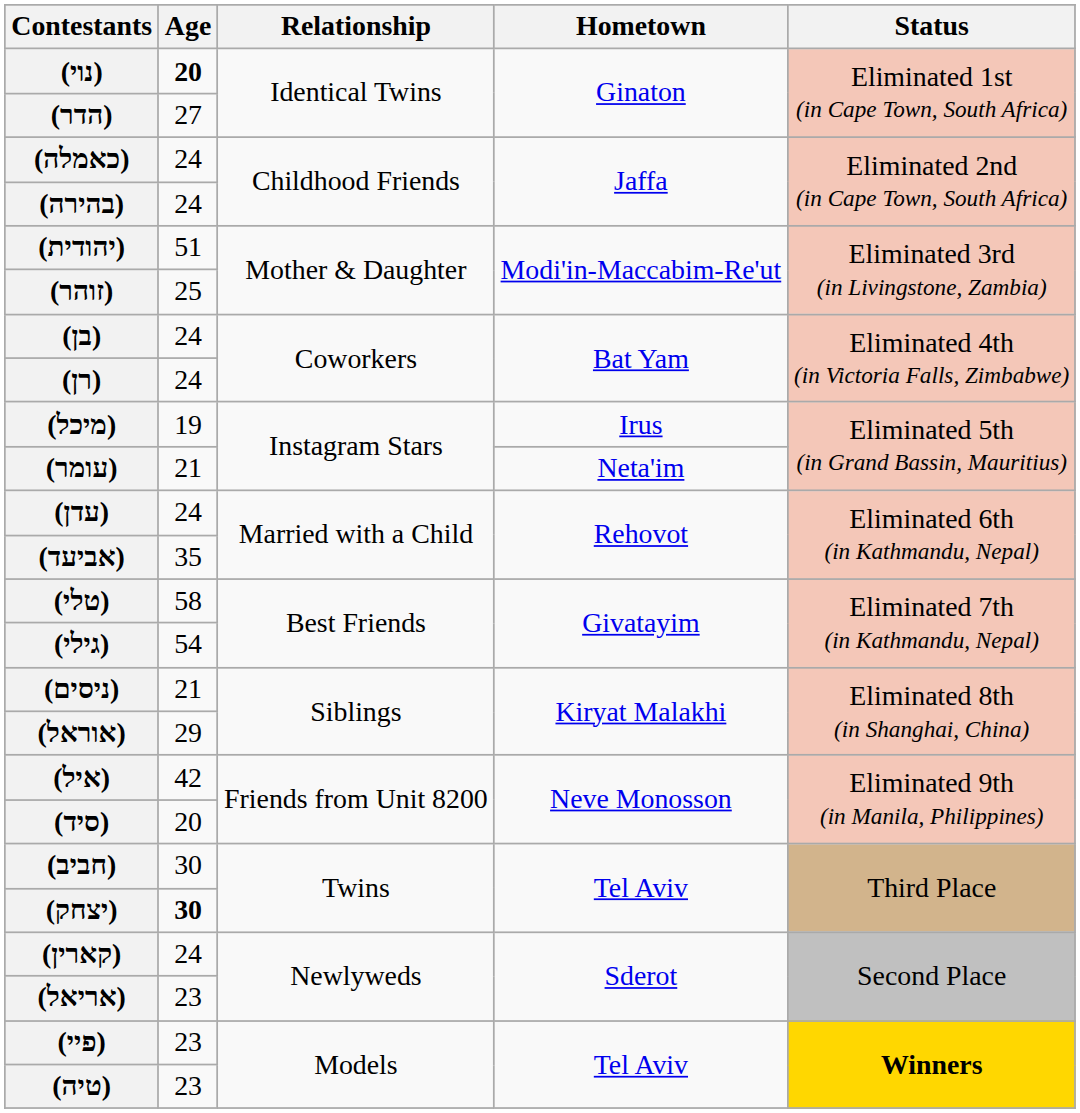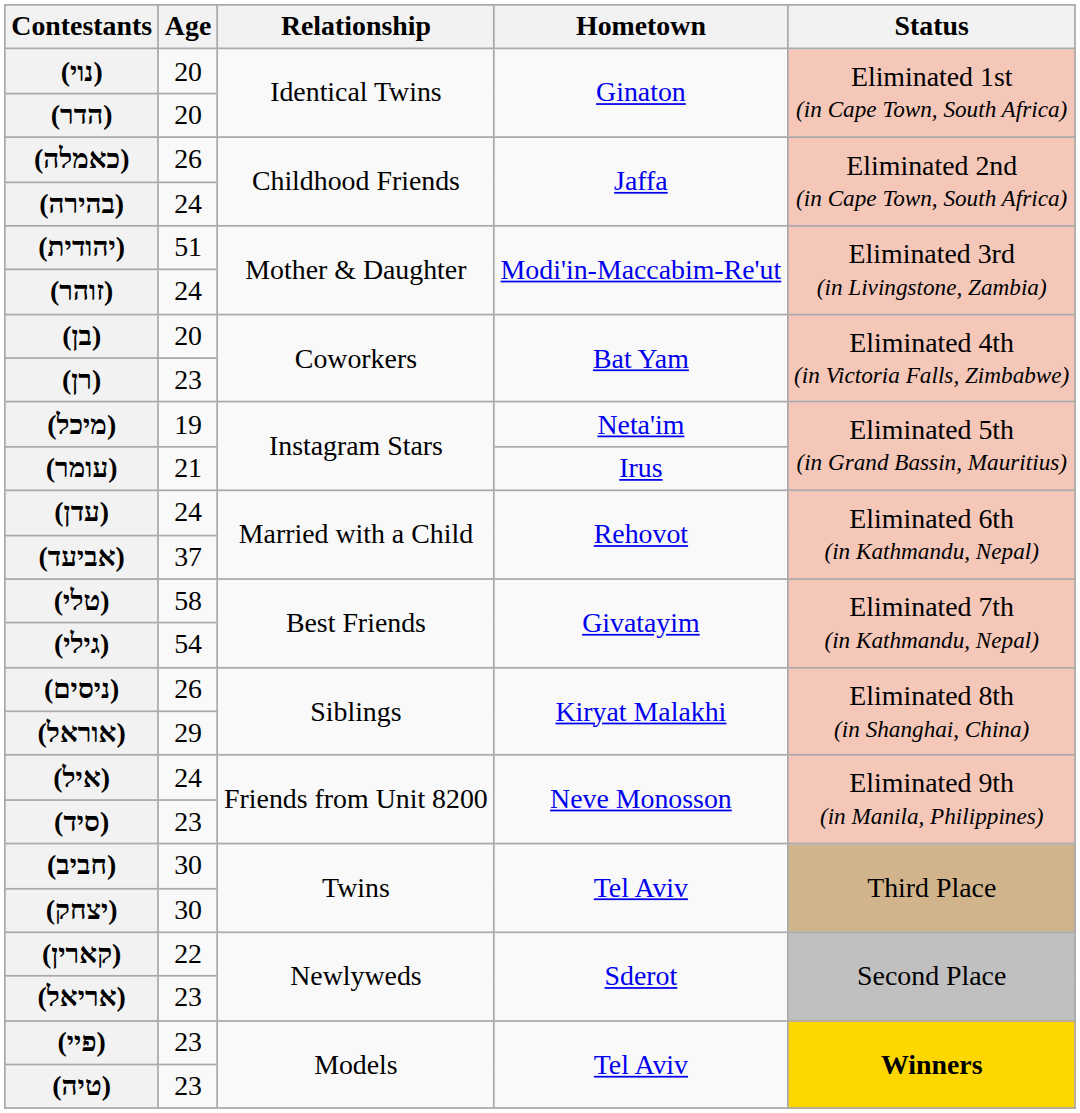(188, 70) bold -> (188, 70) normal
(188, 114) 27 -> (188, 114) 20
(188, 159) 24 -> (188, 159) 26
(188, 291) 25 -> (188, 291) 24
(188, 335) 24 -> (188, 335) 20
(188, 379) 24 -> (188, 379) 23
(641, 423) Irus -> (641, 423) Neta'im
(641, 468) Neta'im -> (641, 468) Irus
(188, 556) 35 -> (188, 556) 37
(188, 688) 21 -> (188, 688) 26
(188, 777) 42 -> (188, 777) 24
(188, 821) 20 -> (188, 821) 23
(188, 909) bold -> (188, 909) normal
(188, 953) 24 -> (188, 953) 22
